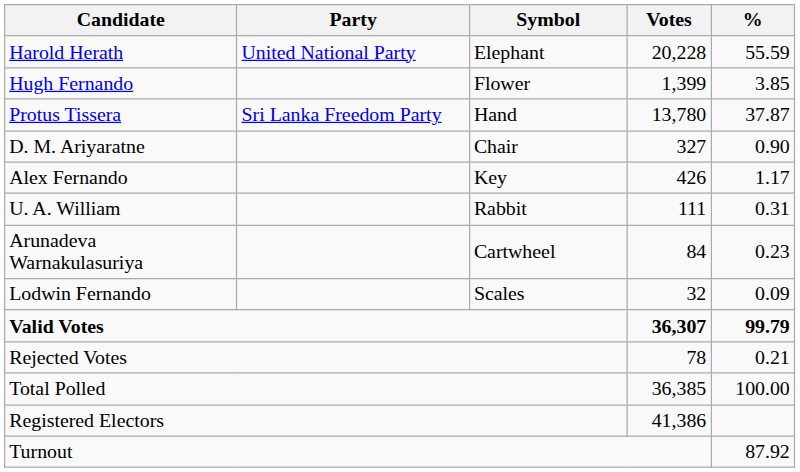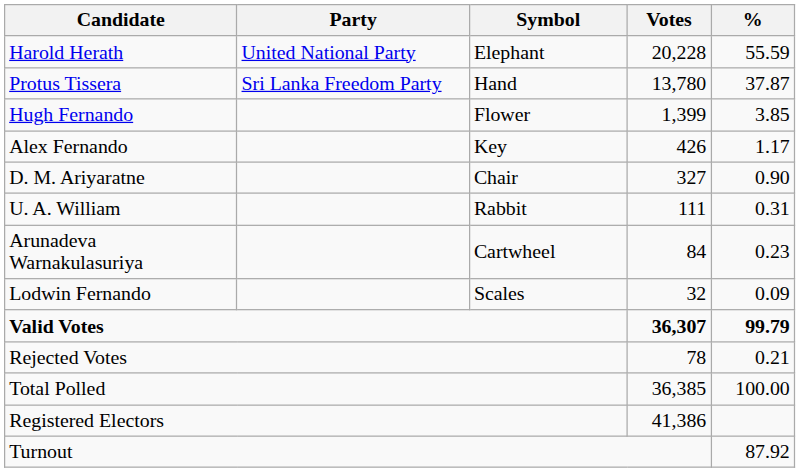rows swapped: (65, 114) <-> (71, 83)
rows swapped: (68, 177) <-> (77, 146)
